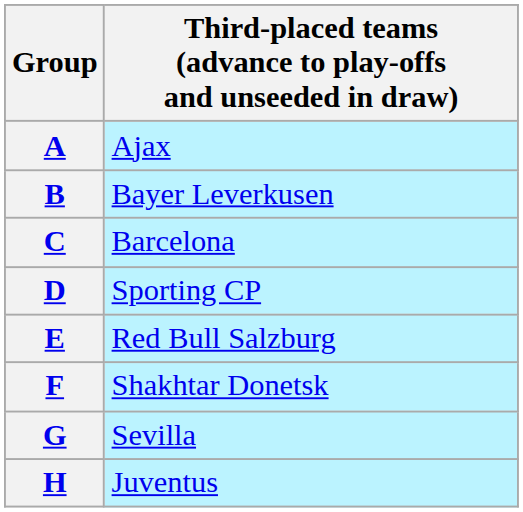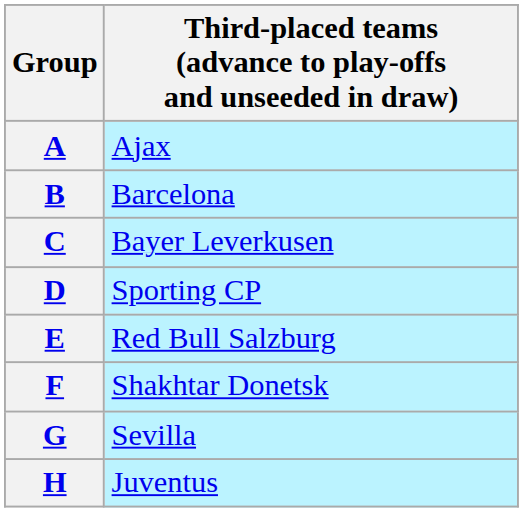(223, 193) Bayer Leverkusen -> (173, 193) Barcelona
(173, 241) Barcelona -> (223, 241) Bayer Leverkusen
